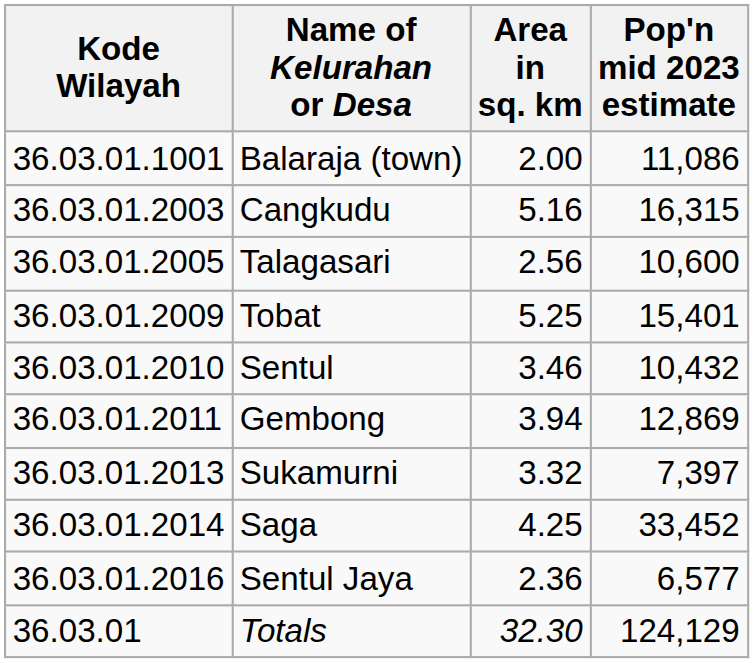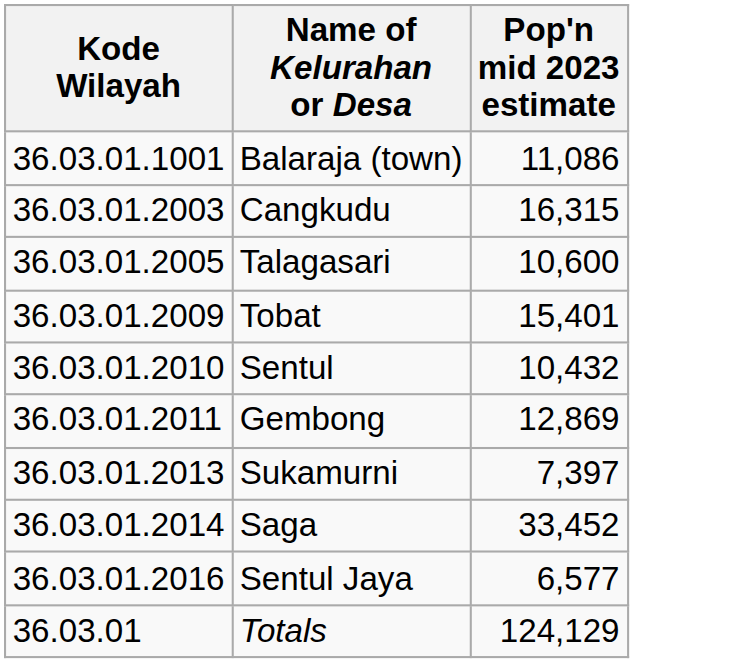- column: (530, 68)
